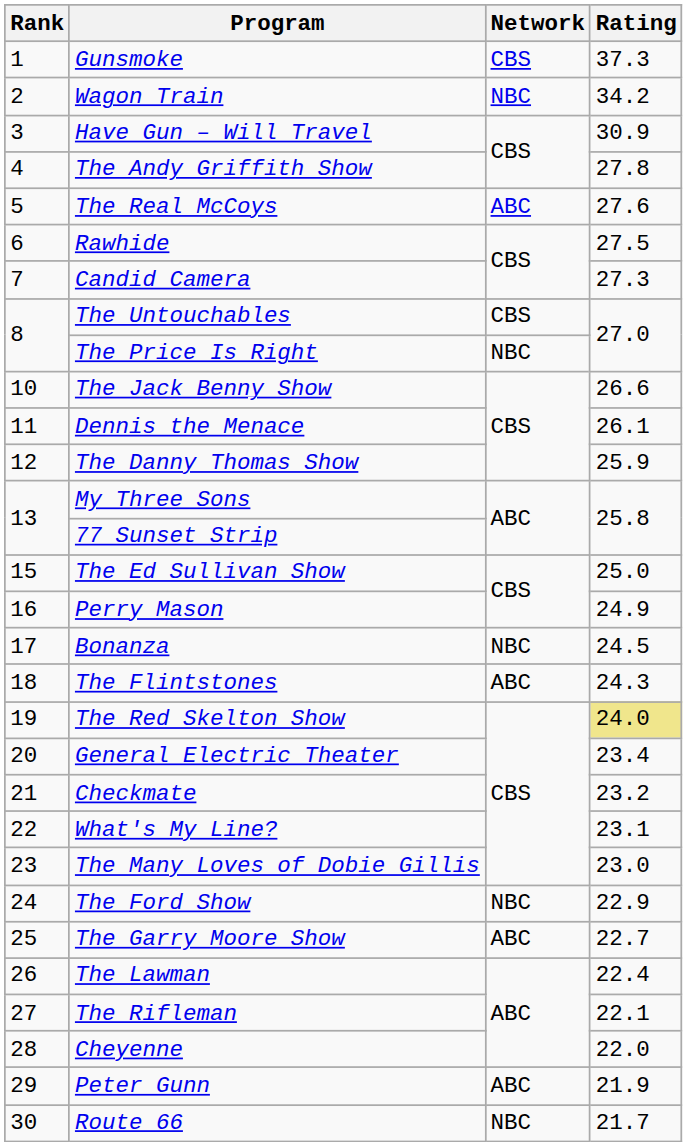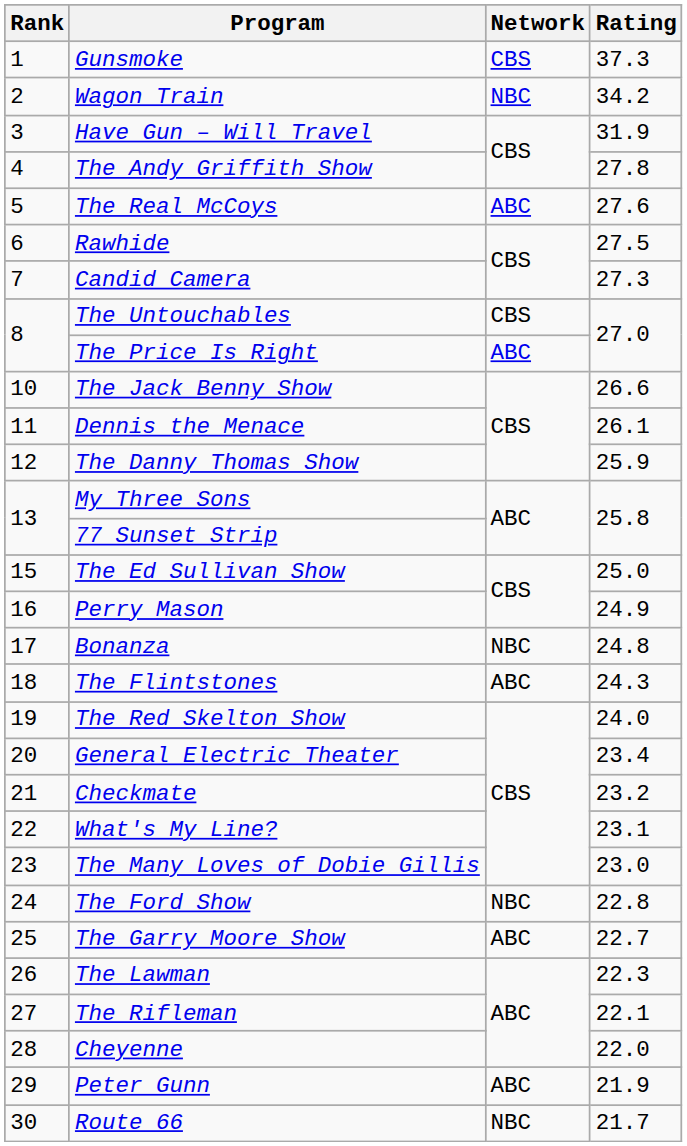(623, 133) 30.9 -> (623, 133) 31.9
(511, 353) NBC -> (511, 353) ABC
(623, 646) 24.5 -> (623, 646) 24.8
(623, 720) khaki background -> (623, 720) no background
(623, 903) 22.9 -> (623, 903) 22.8
(623, 976) 22.4 -> (623, 976) 22.3
